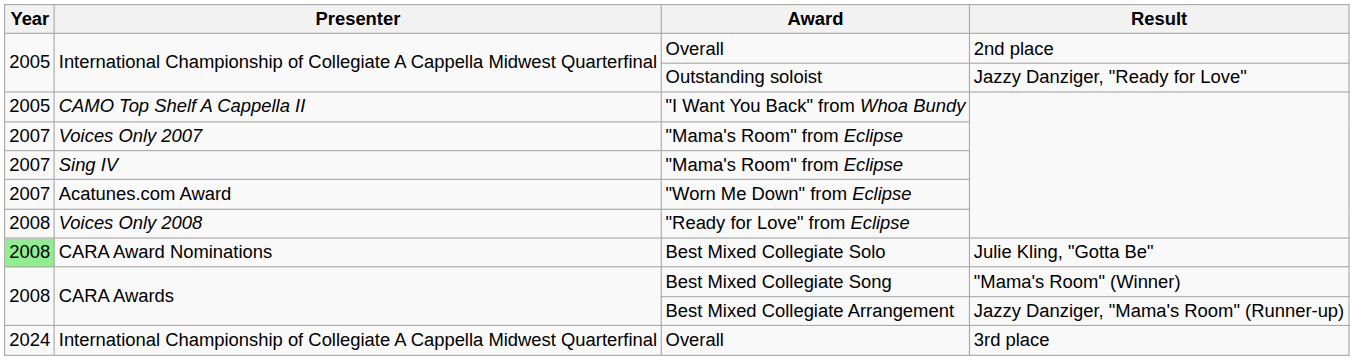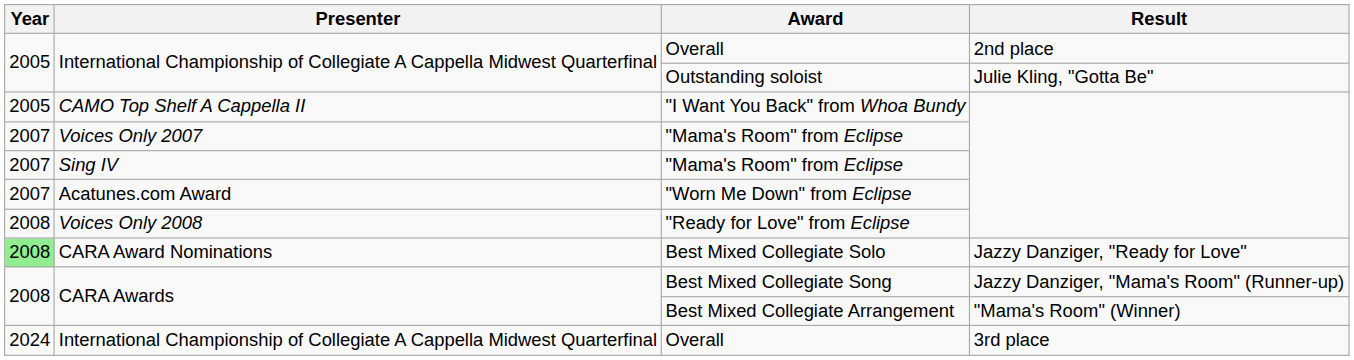(1110, 77) Jazzy Danziger, "Ready for Love" -> (1064, 77) Julie Kling, "Gotta Be"
(1064, 252) Julie Kling, "Gotta Be" -> (1110, 252) Jazzy Danziger, "Ready for Love"
(1077, 281) "Mama's Room" (Winner) -> (1159, 281) Jazzy Danziger, "Mama's Room" (Runner-up)
(1159, 310) Jazzy Danziger, "Mama's Room" (Runner-up) -> (1077, 310) "Mama's Room" (Winner)
